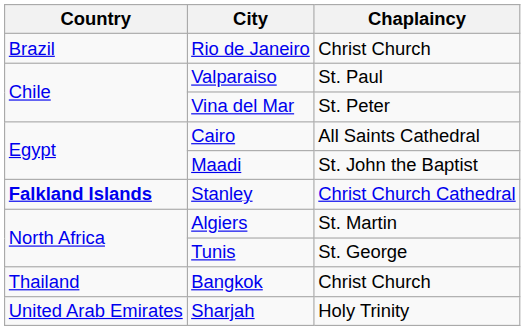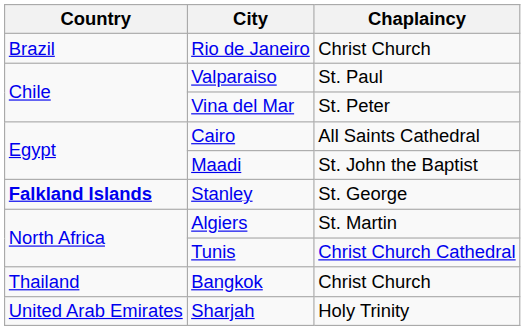(417, 194) Christ Church Cathedral -> (363, 194) St. George
(363, 252) St. George -> (417, 252) Christ Church Cathedral
